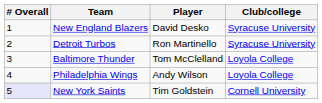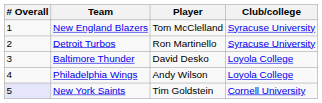(181, 28) David Desko -> (188, 28) Tom McClelland
(188, 59) Tom McClelland -> (181, 59) David Desko
